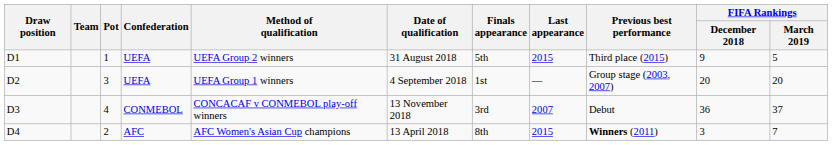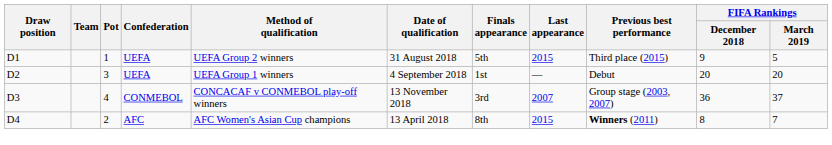(630, 80) Group stage (2003, 2007) -> (602, 74) Debut
(602, 109) Debut -> (630, 97) Group stage (2003, 2007)
(702, 132) 3 -> (702, 120) 8
